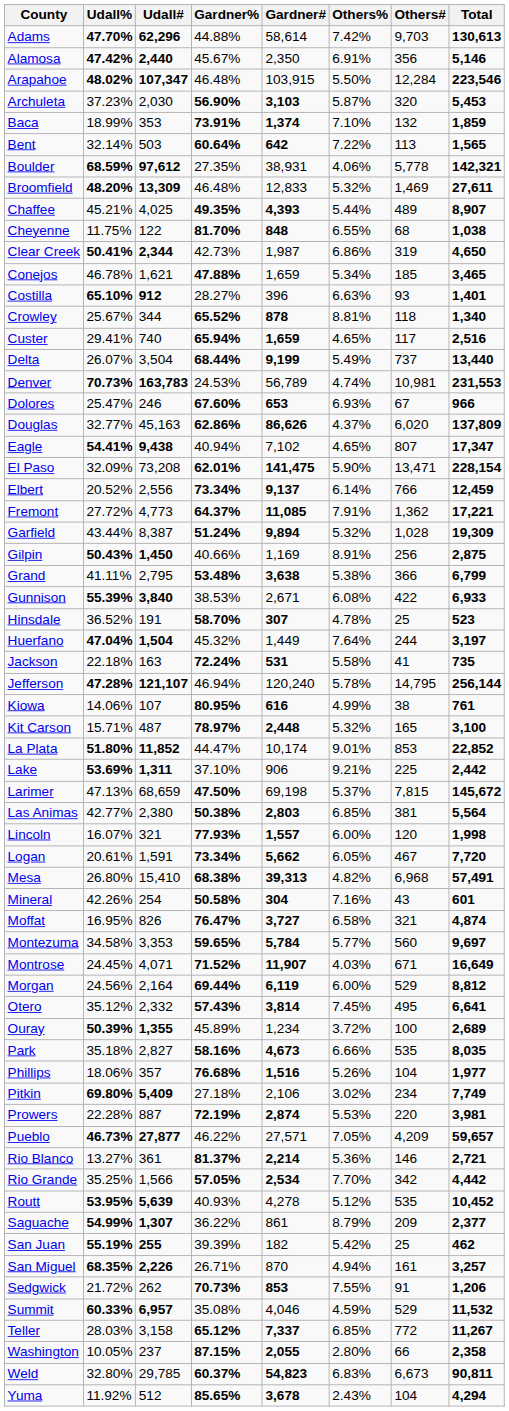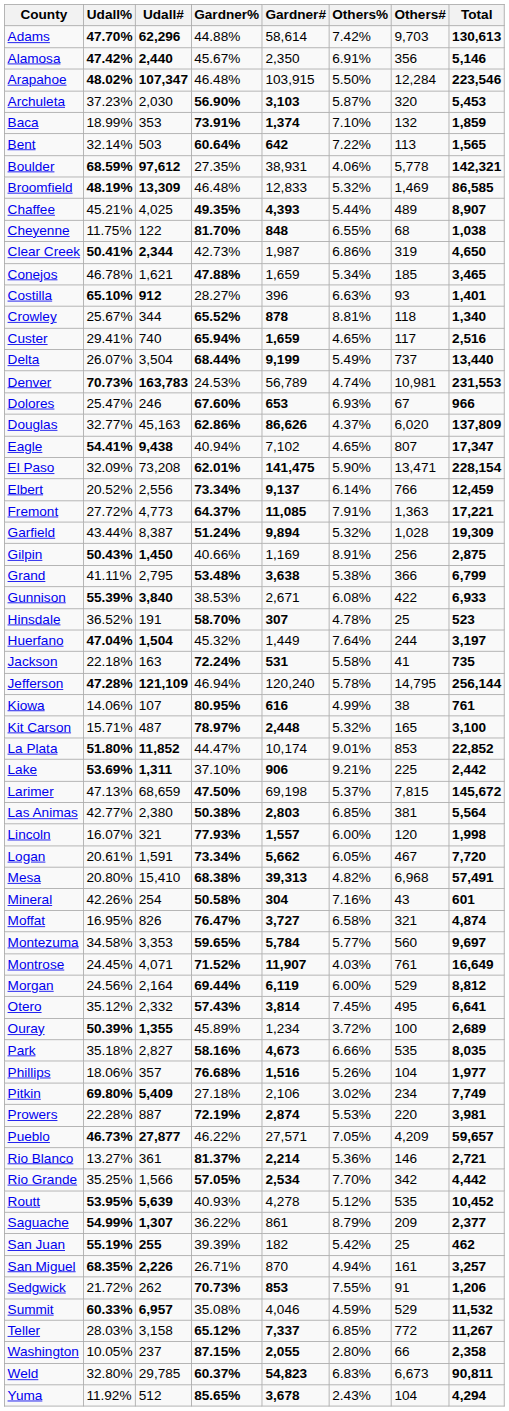(109, 187) 48.20% -> (109, 187) 48.19%
(473, 187) 27,611 -> (473, 187) 86,585
(411, 511) 1,362 -> (411, 511) 1,363
(163, 683) 121,107 -> (163, 683) 121,109
(277, 770) normal -> (277, 770) bold
(109, 878) 26.80% -> (109, 878) 20.80%
(406, 964) 671 -> (406, 964) 761
